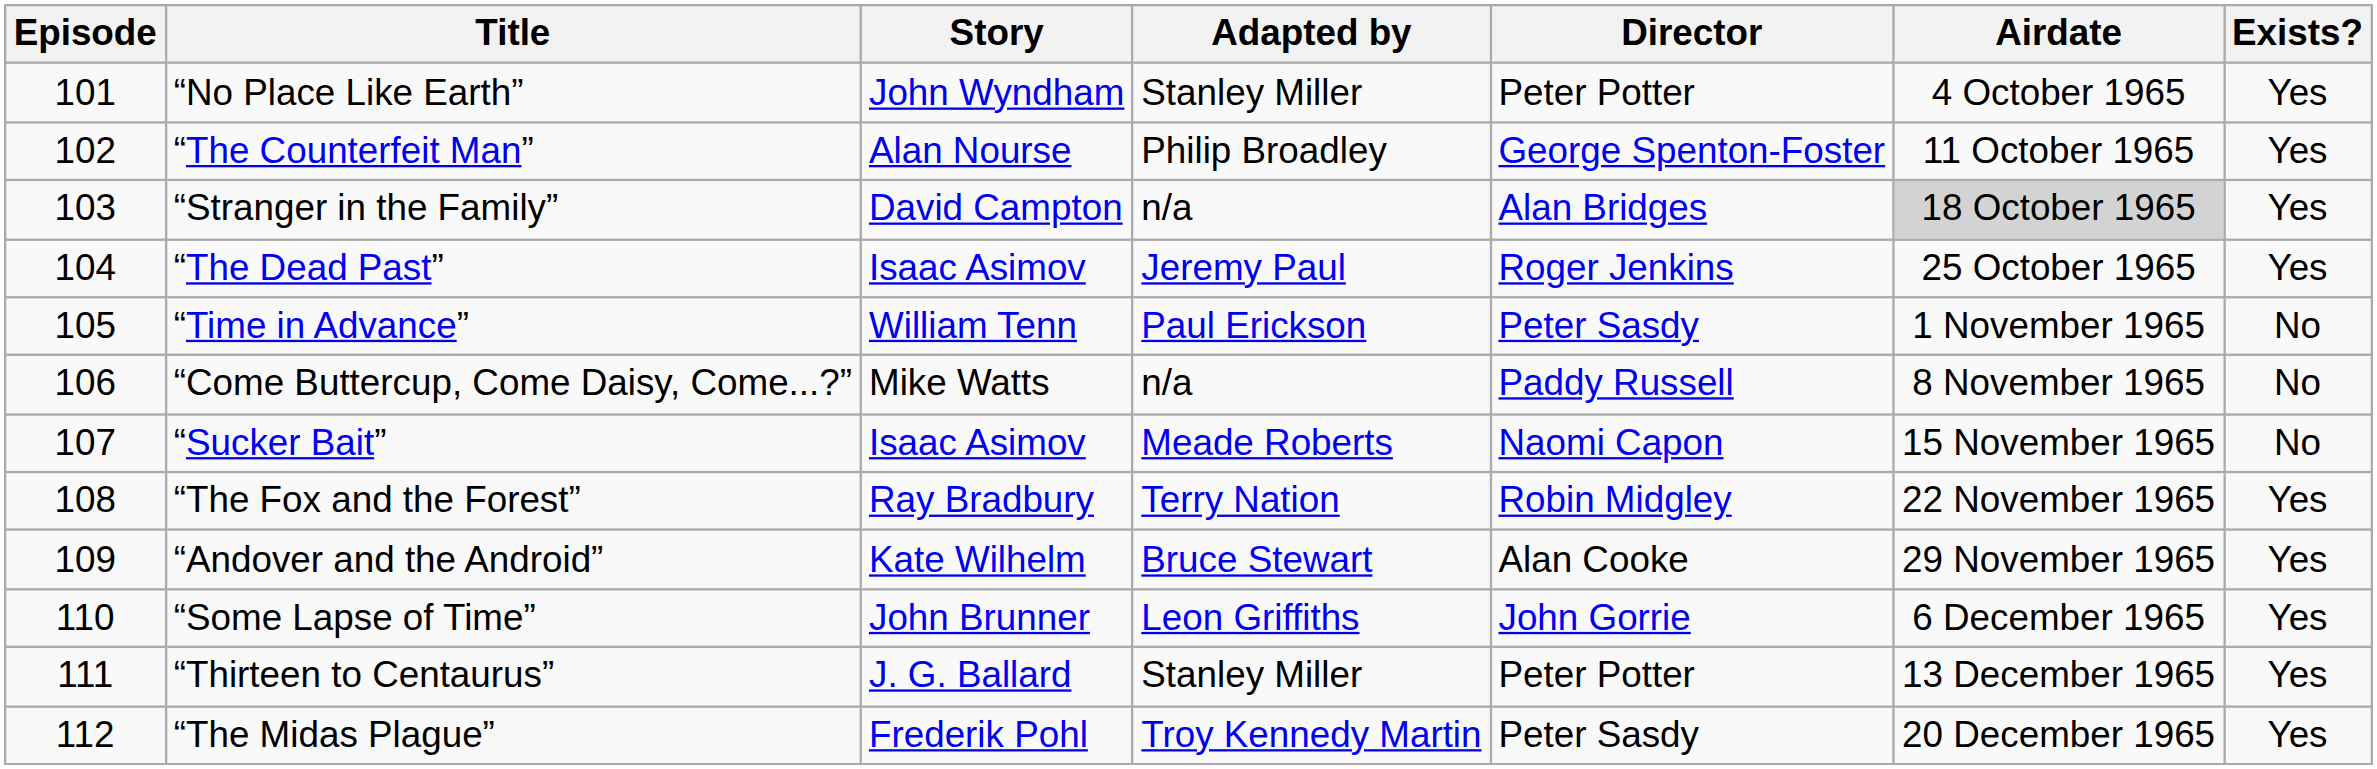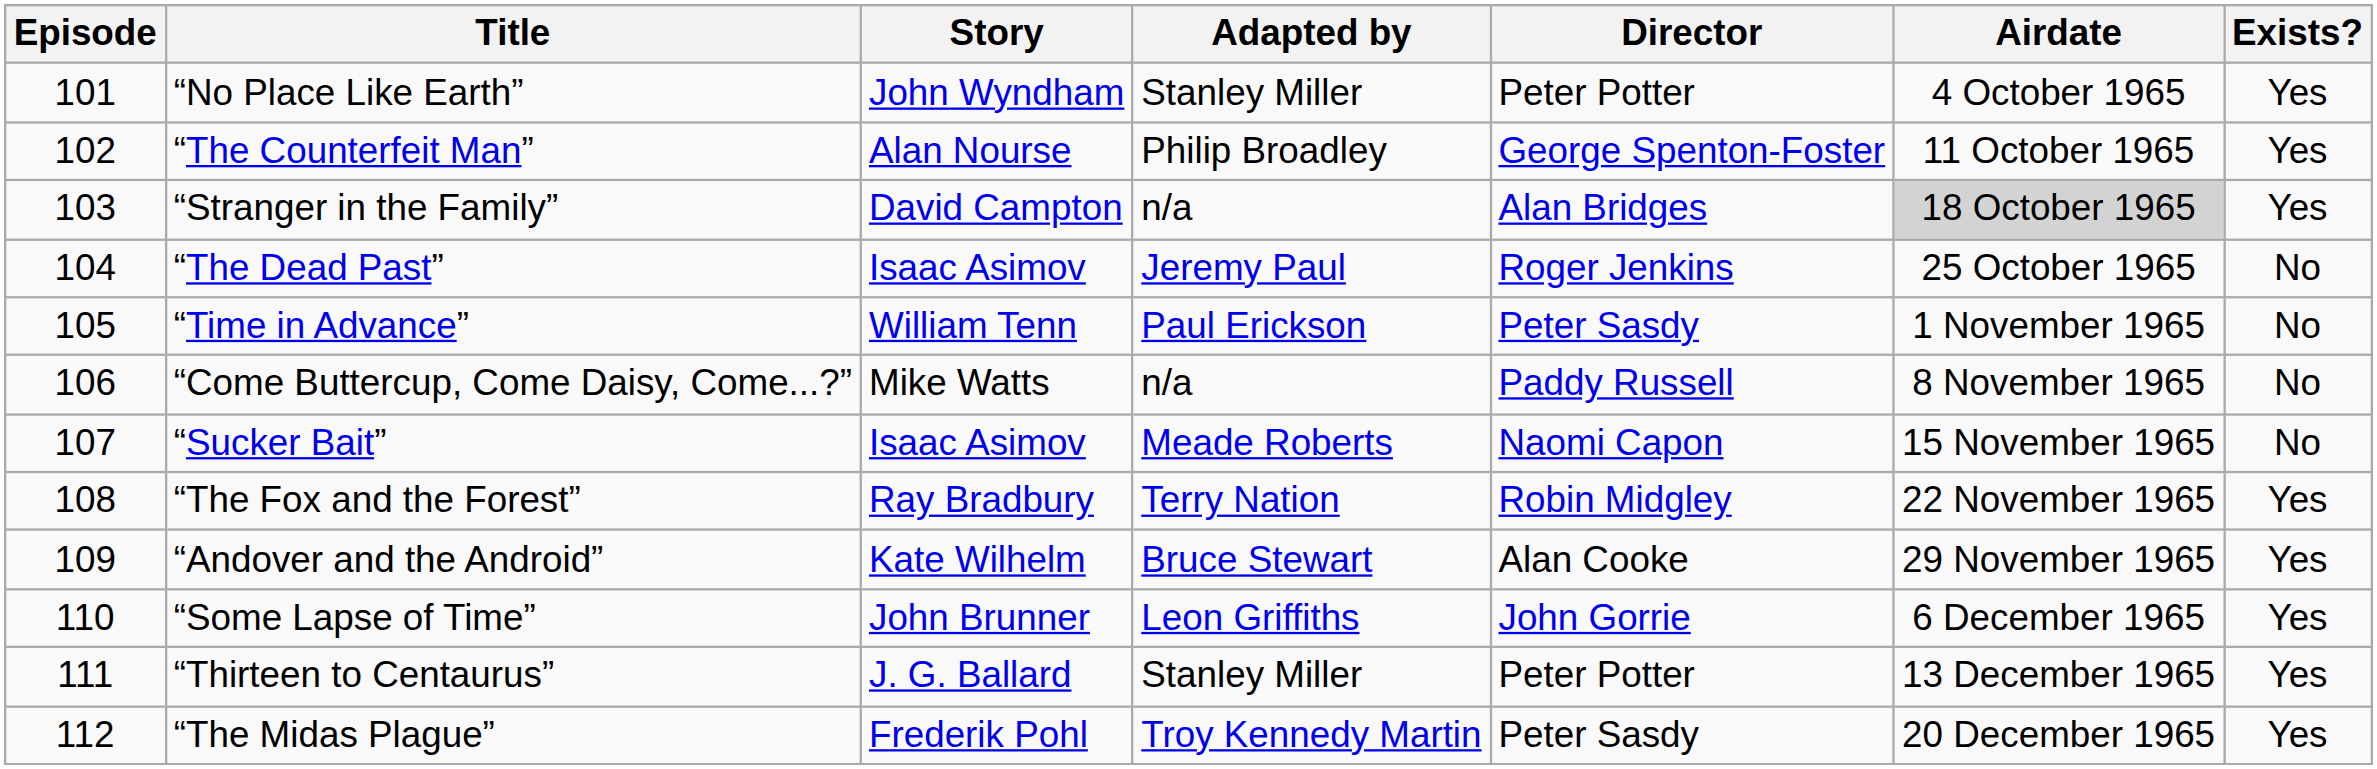(2298, 267) Yes -> (2298, 267) No
